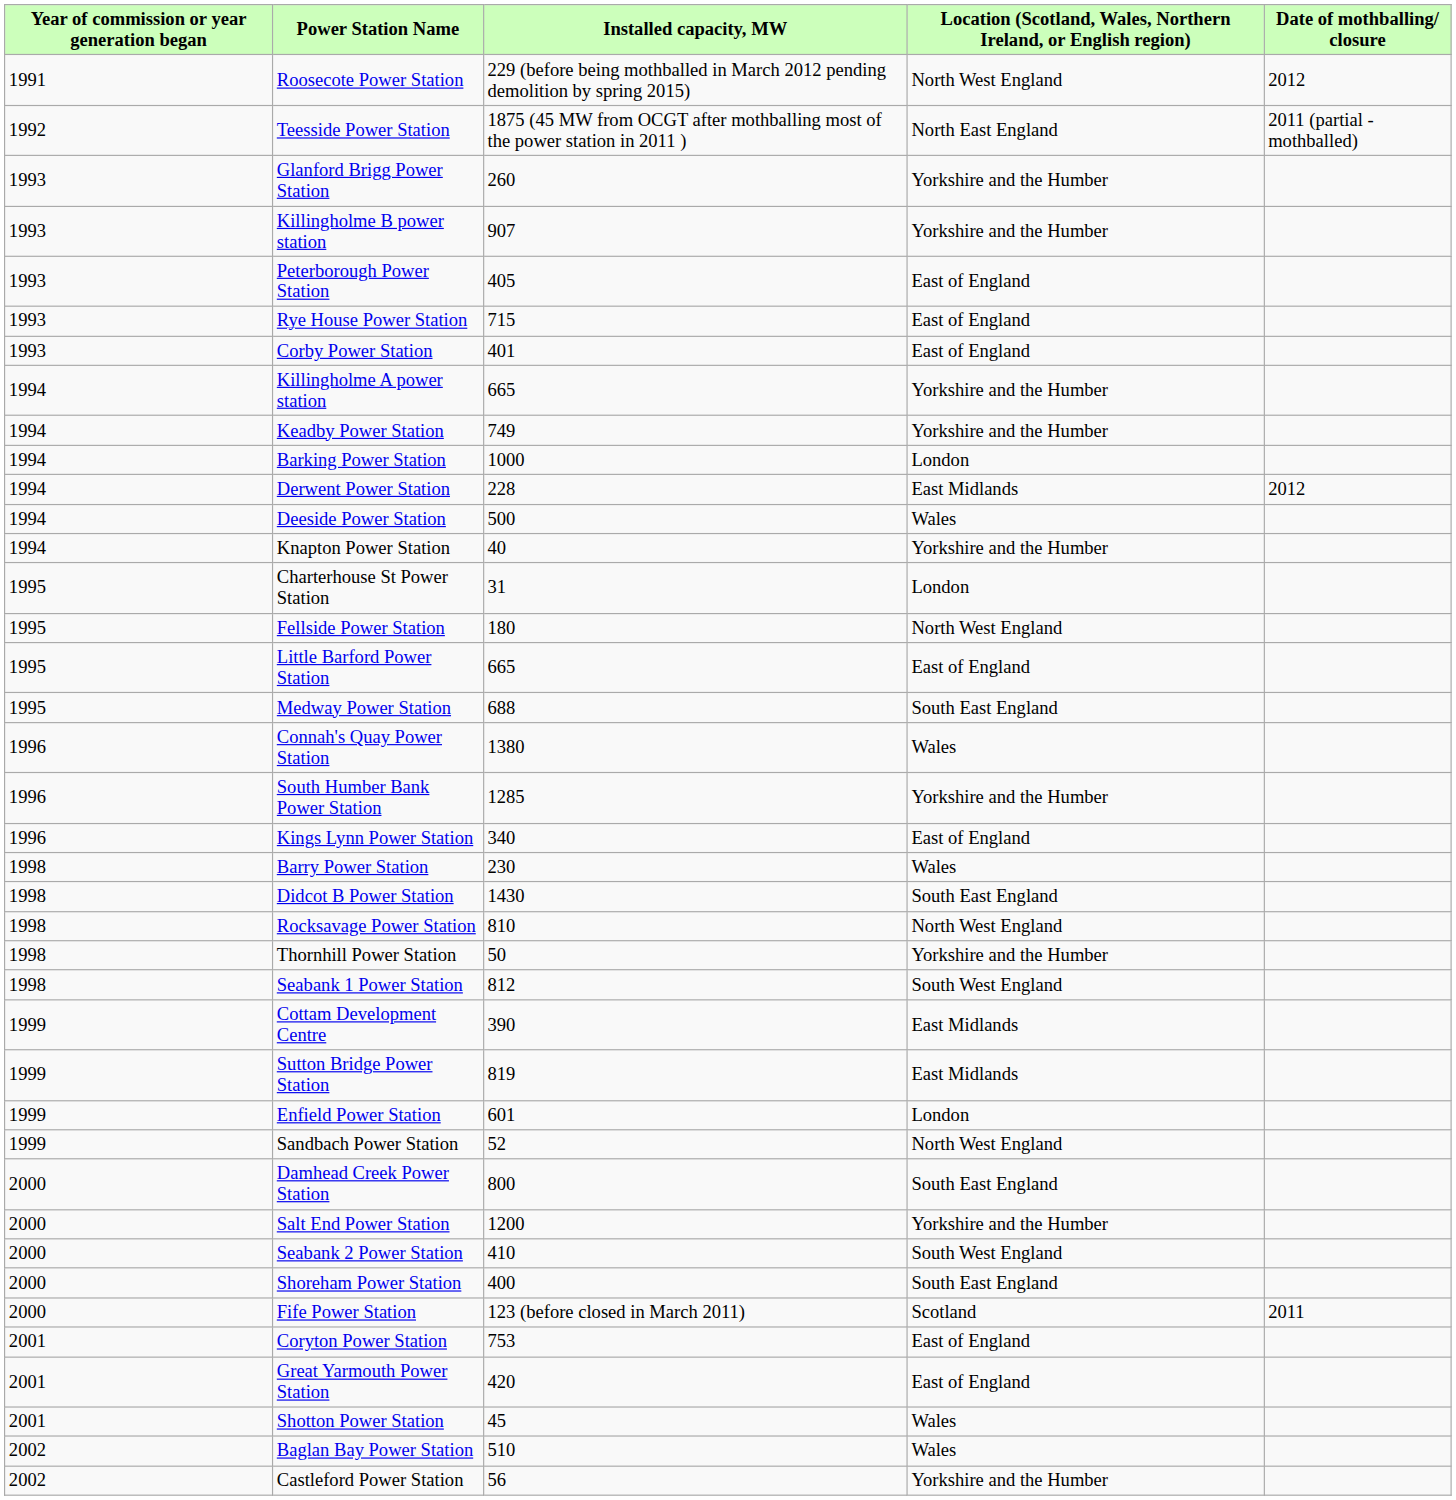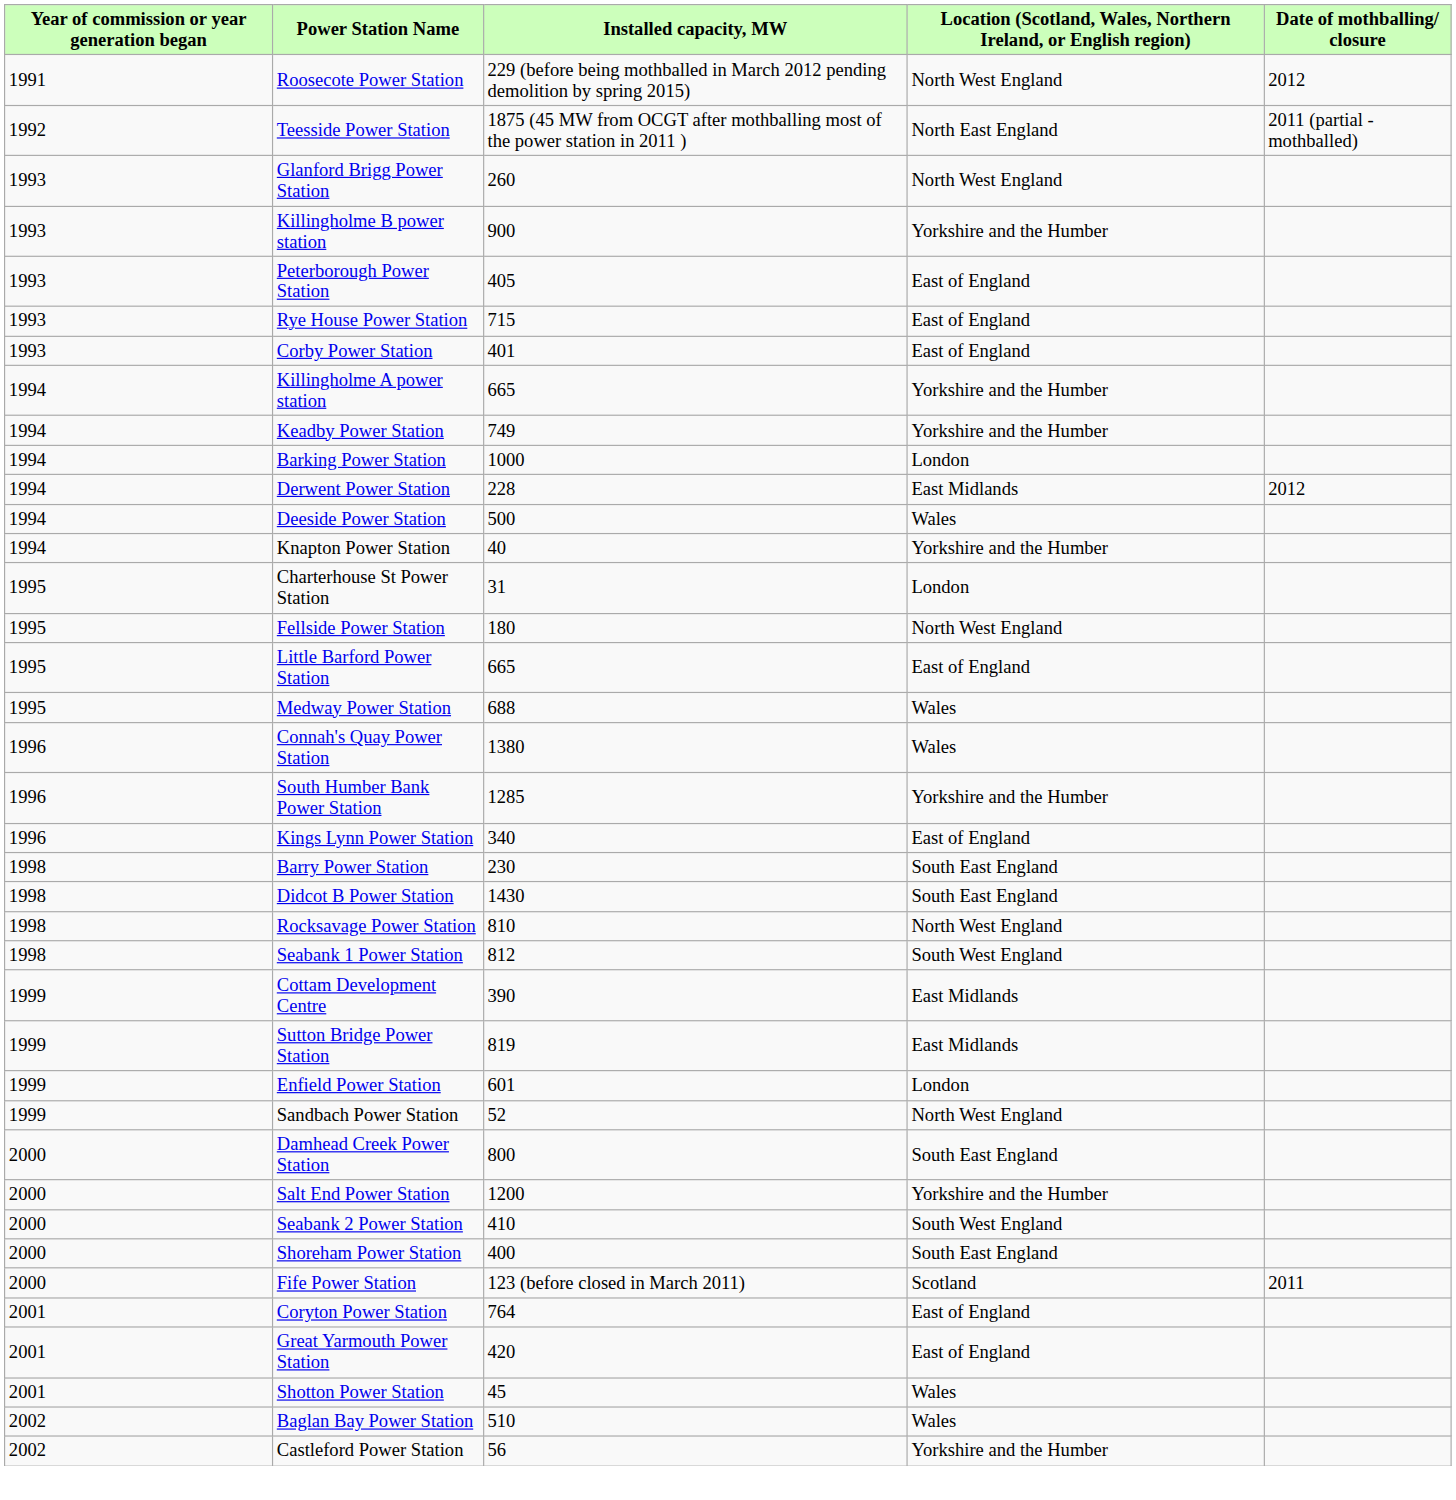(1010, 180) Yorkshire and the Humber -> (987, 180) North West England
(501, 230) 907 -> (501, 230) 900
(985, 707) South East England -> (934, 707) Wales
(934, 867) Wales -> (985, 867) South East England
- row: (366, 955)
(501, 1341) 753 -> (501, 1312) 764
